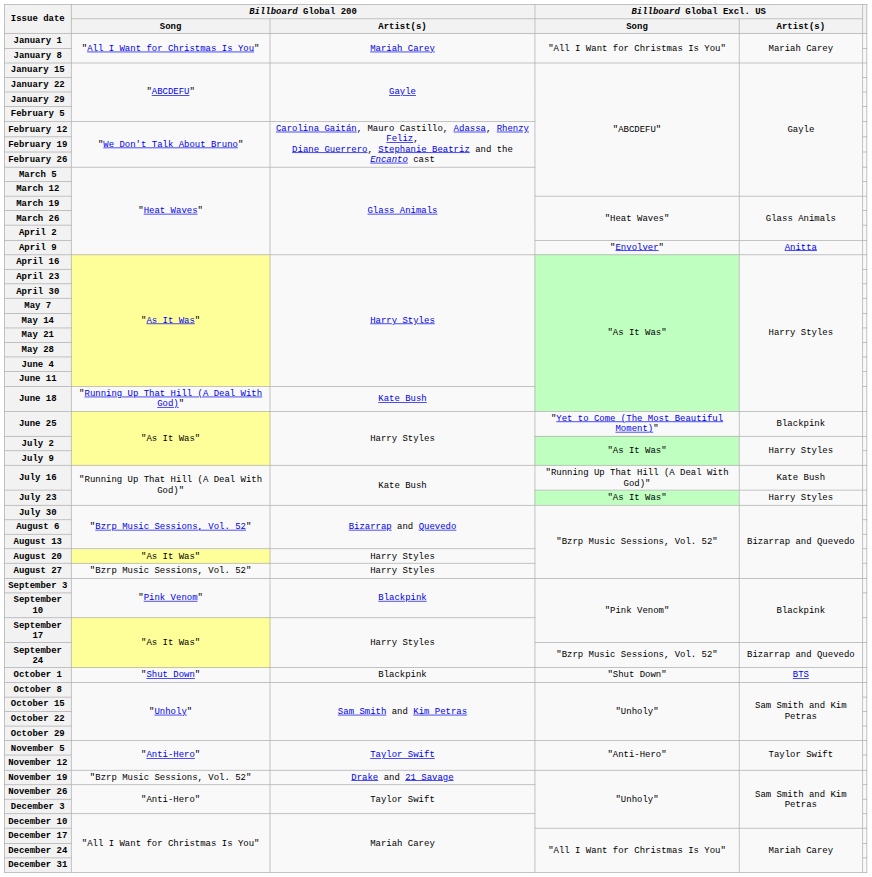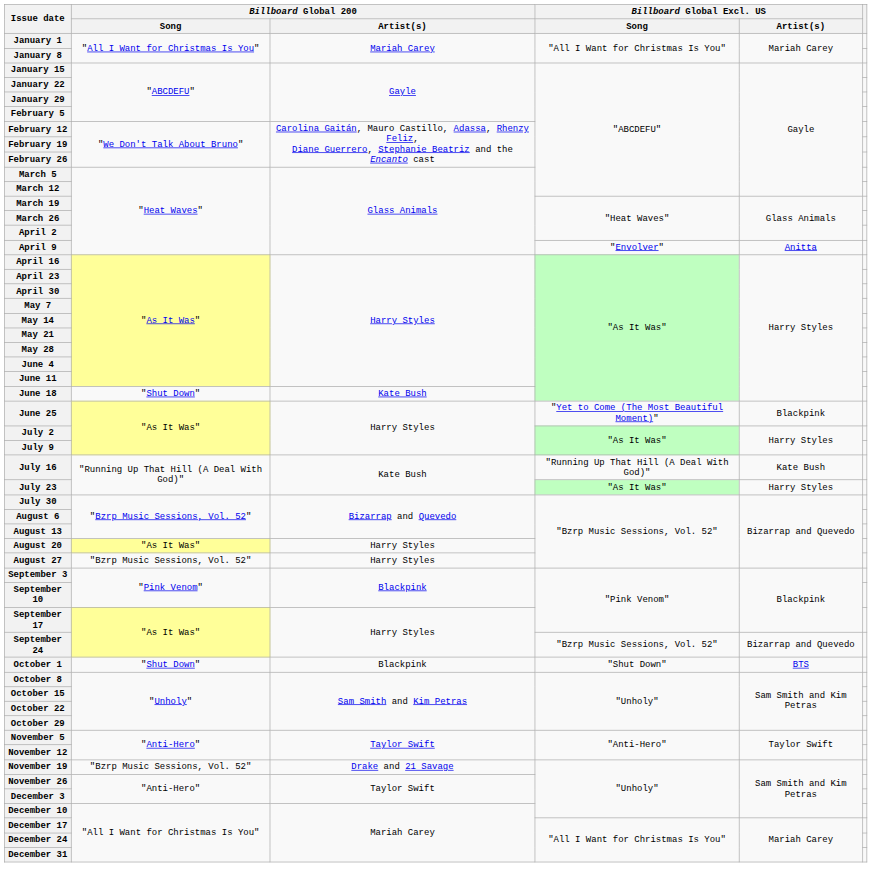(171, 399) "Running Up That Hill (A Deal With God)" -> (171, 394) "Shut Down"
